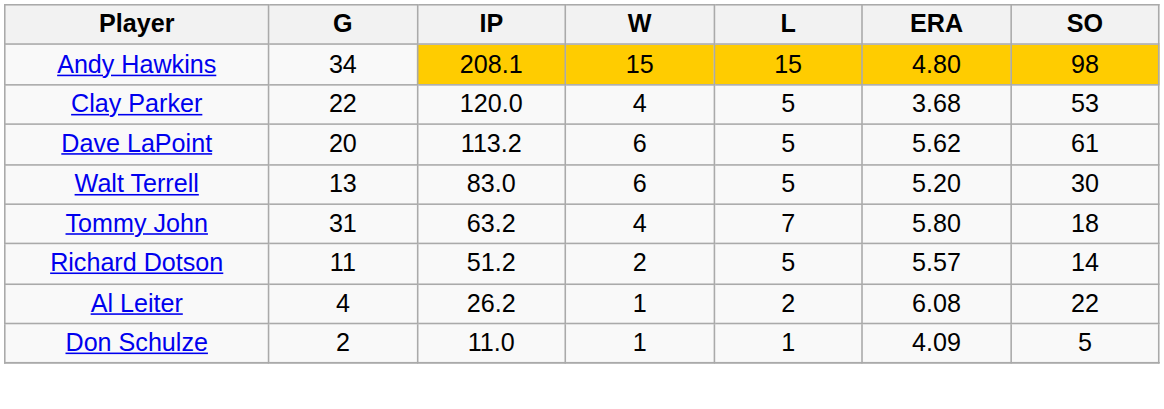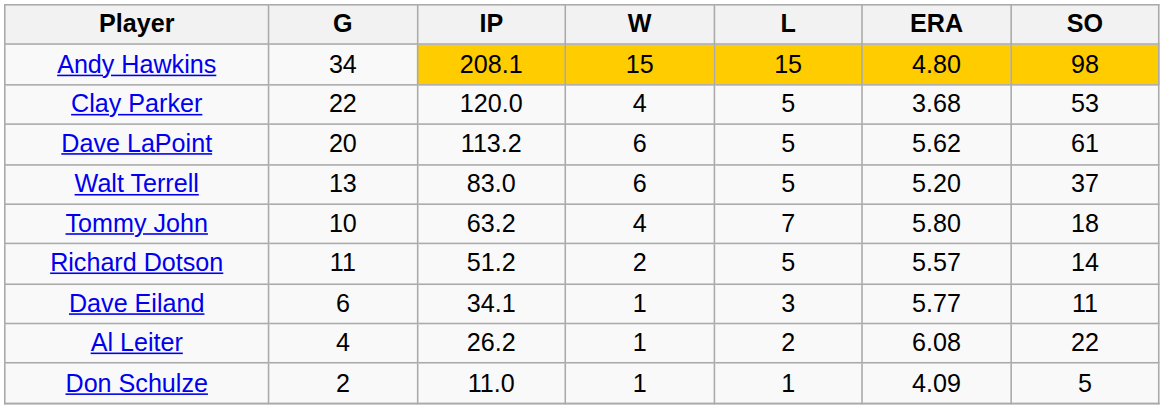(1085, 183) 30 -> (1085, 183) 37
(343, 223) 31 -> (343, 223) 10
+ row: (137, 303)
